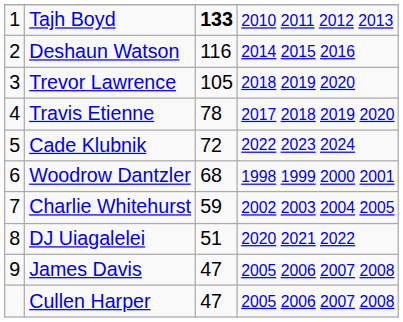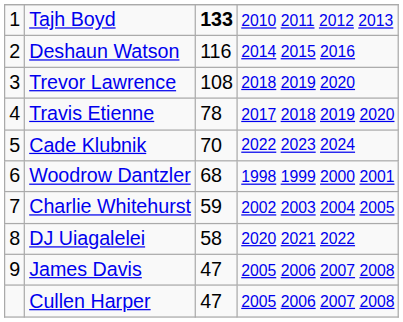(217, 82) 105 -> (217, 82) 108
(211, 144) 72 -> (211, 144) 70
(211, 238) 51 -> (211, 238) 58
